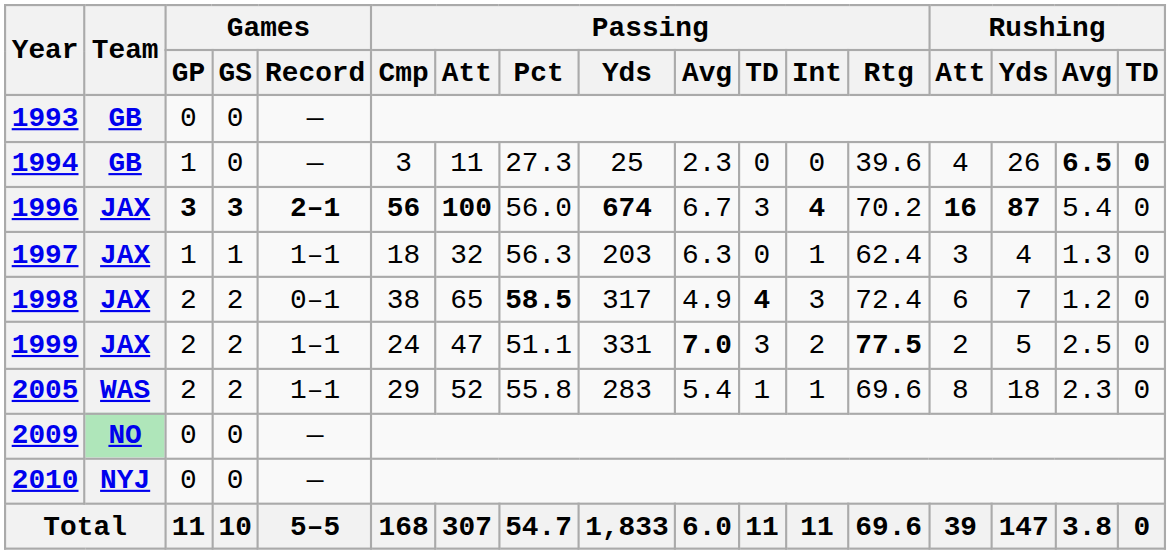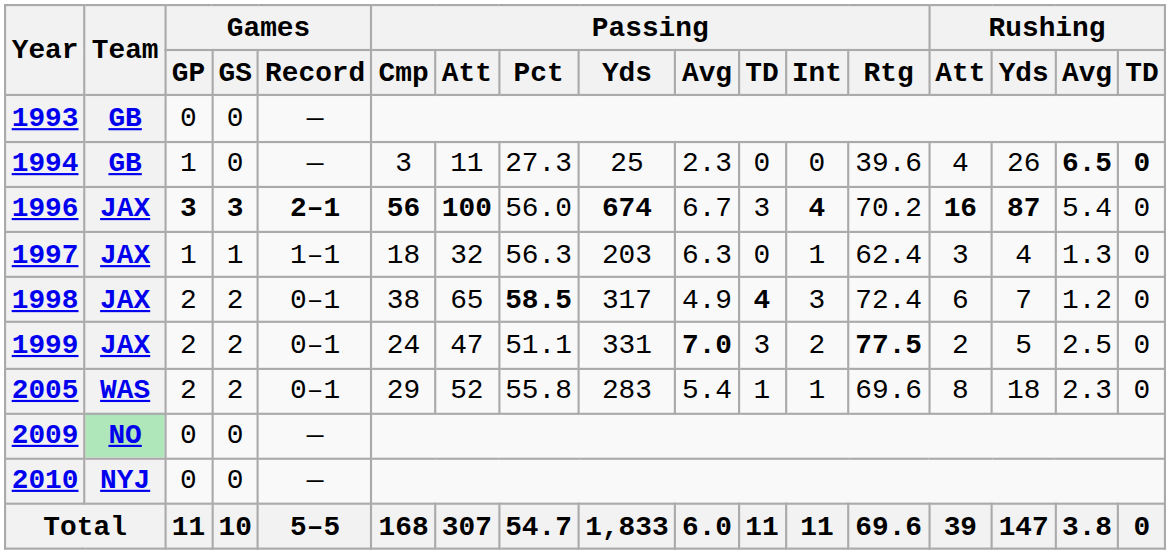(315, 345) 1–1 -> (315, 345) 0–1
(315, 390) 1–1 -> (315, 390) 0–1
